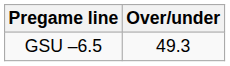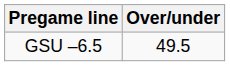(173, 46) 49.3 -> (173, 46) 49.5
